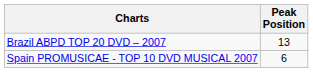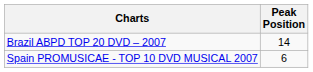(284, 42) 13 -> (284, 42) 14
